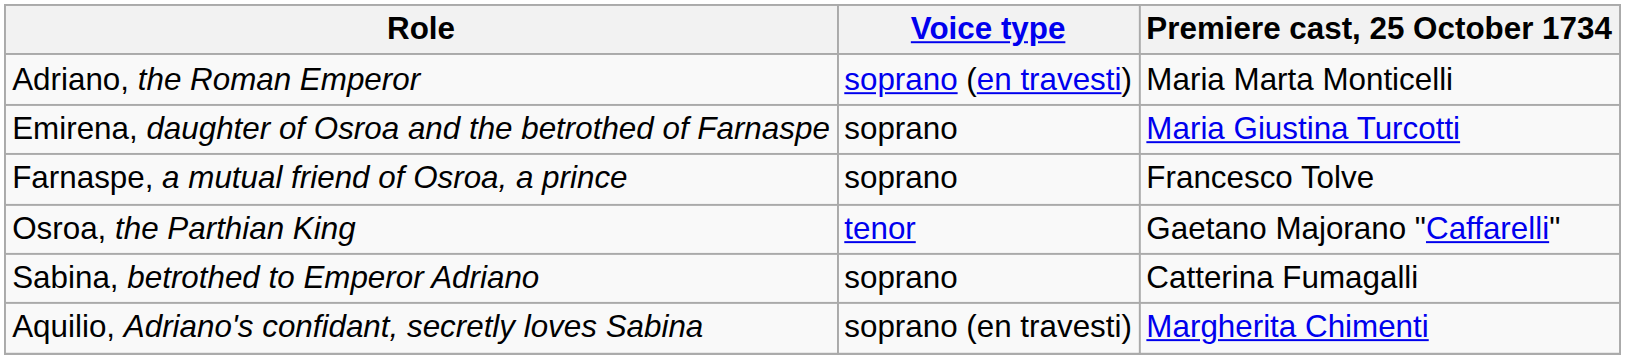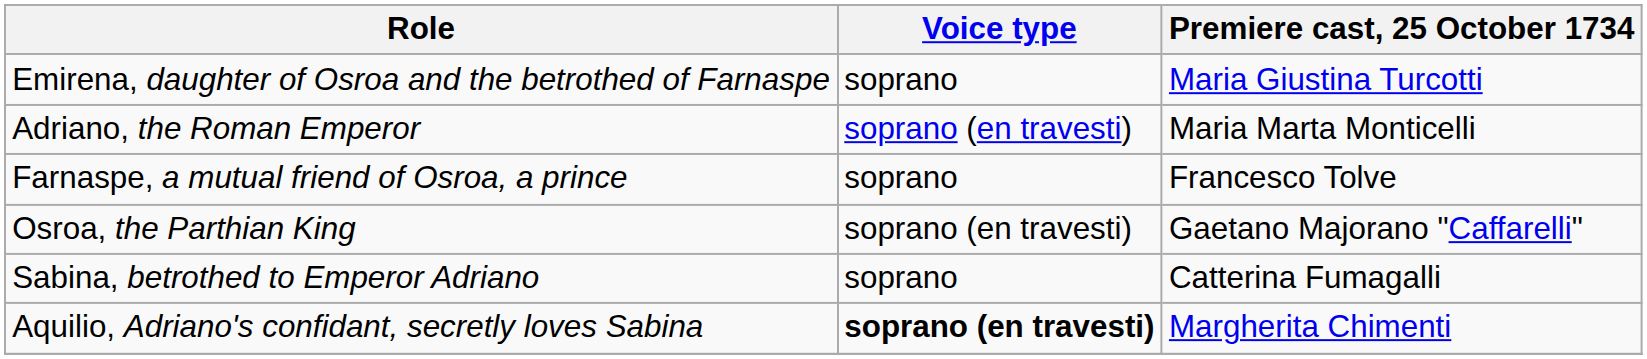rows swapped: (216, 79) <-> (421, 128)
(880, 228) tenor -> (988, 228) soprano (en travesti)
(988, 327) normal -> (999, 327) bold
